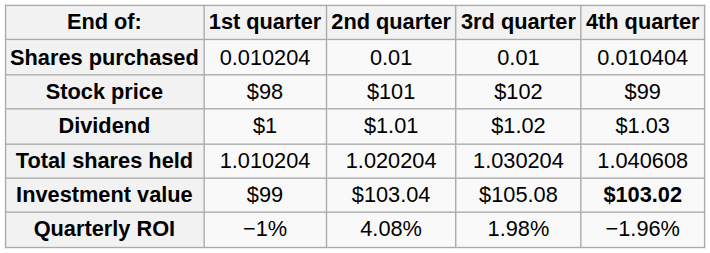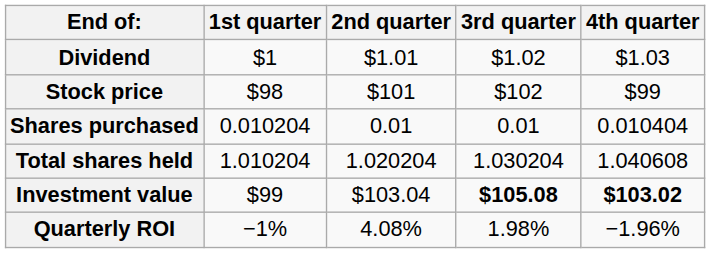rows swapped: (104, 126) <-> (104, 57)
(518, 195) normal -> (518, 195) bold
